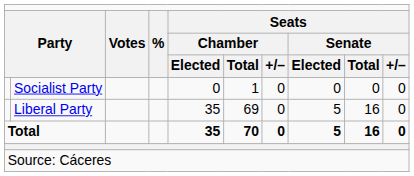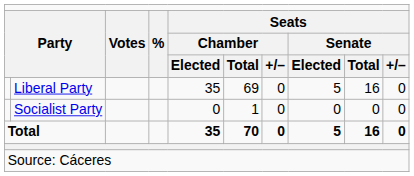rows swapped: (53, 110) <-> (58, 88)
